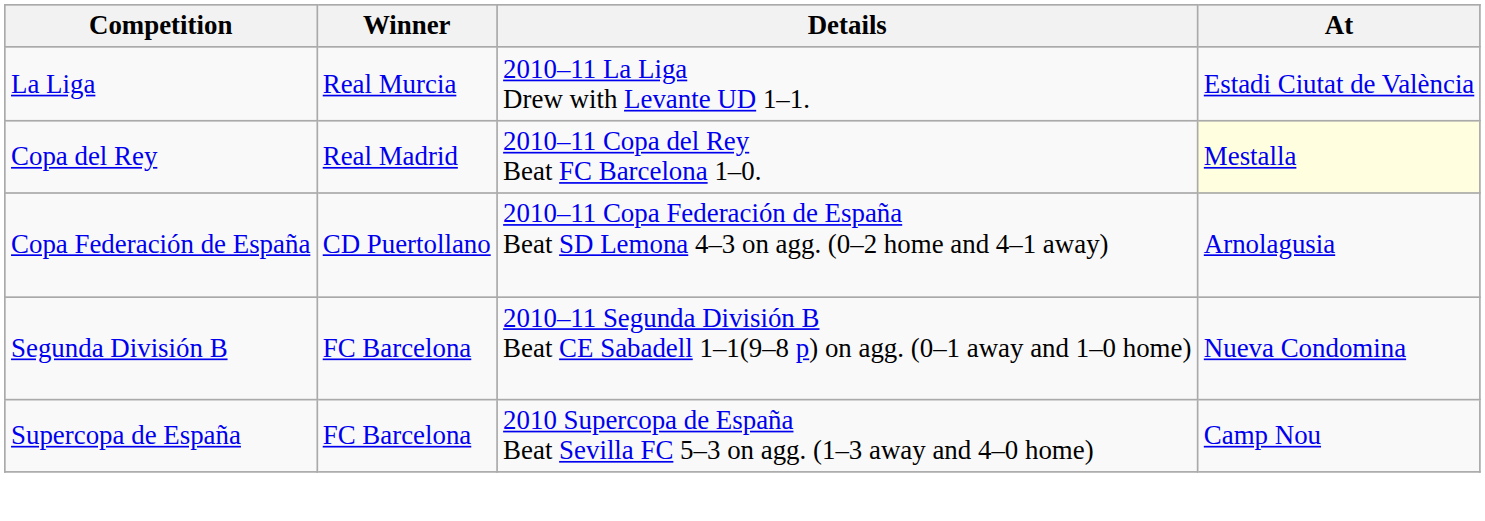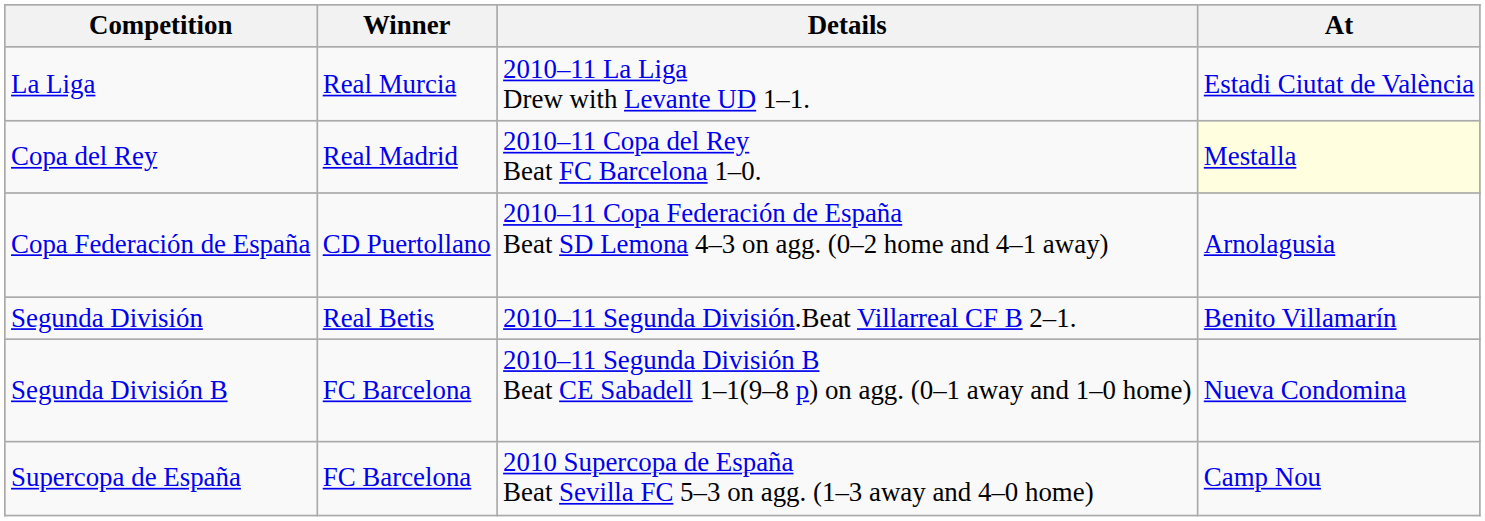+ row: (107, 317)
